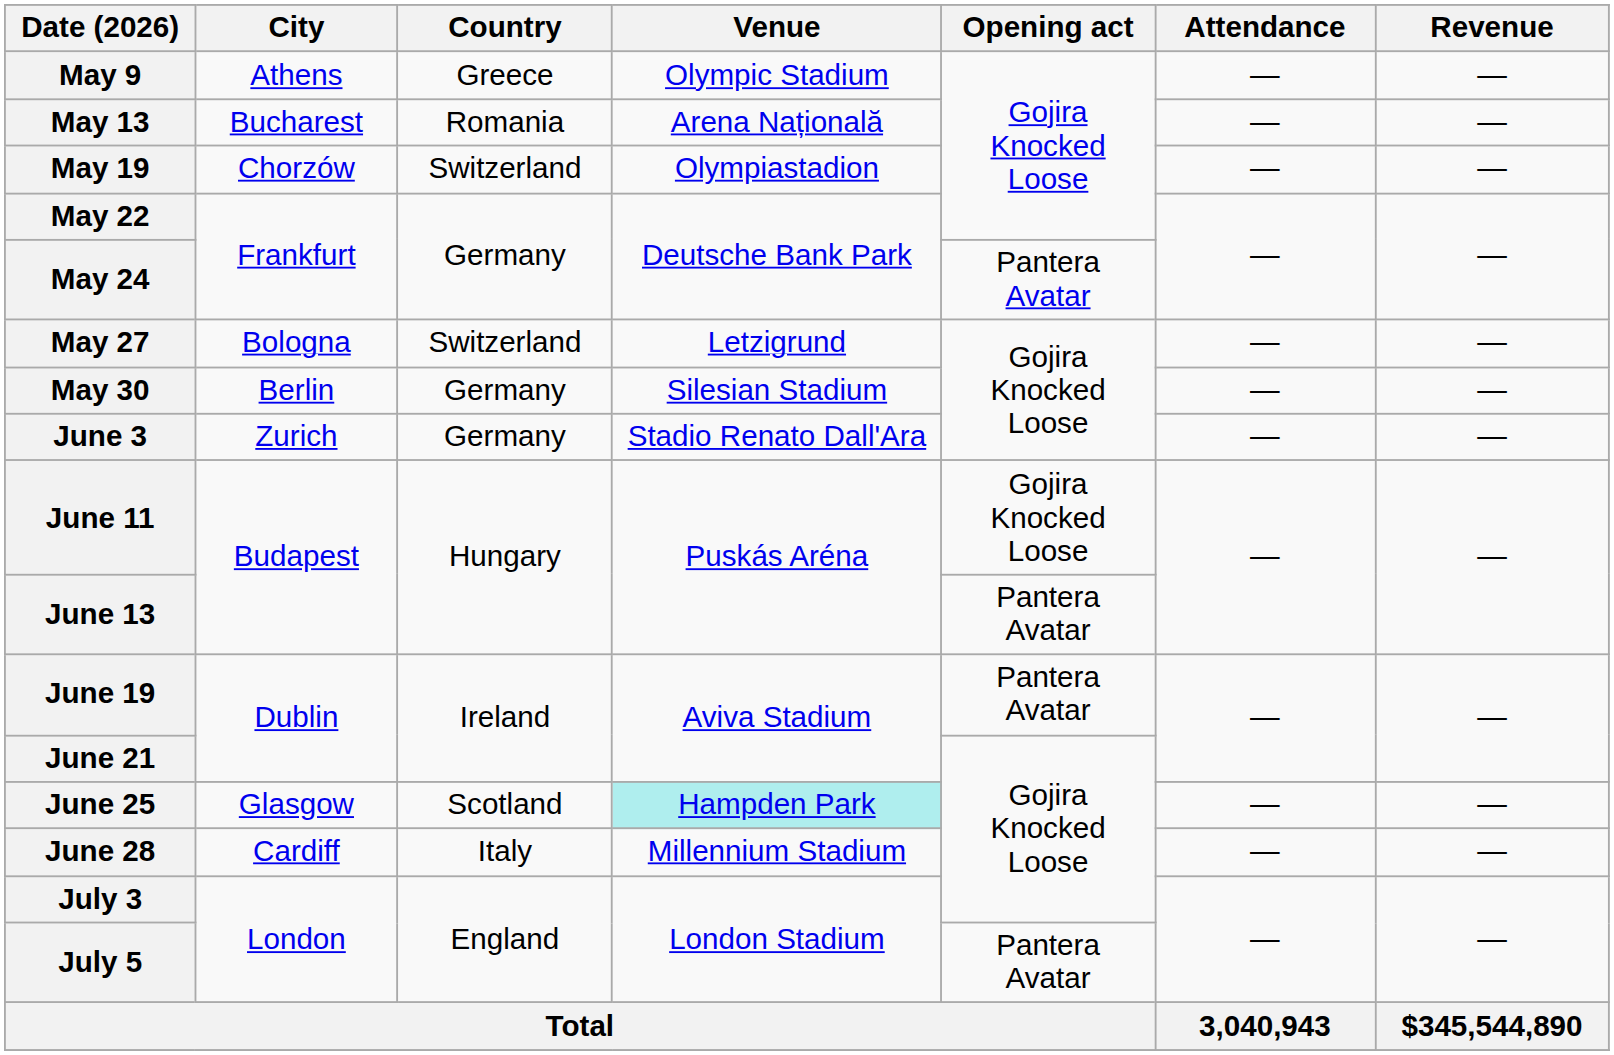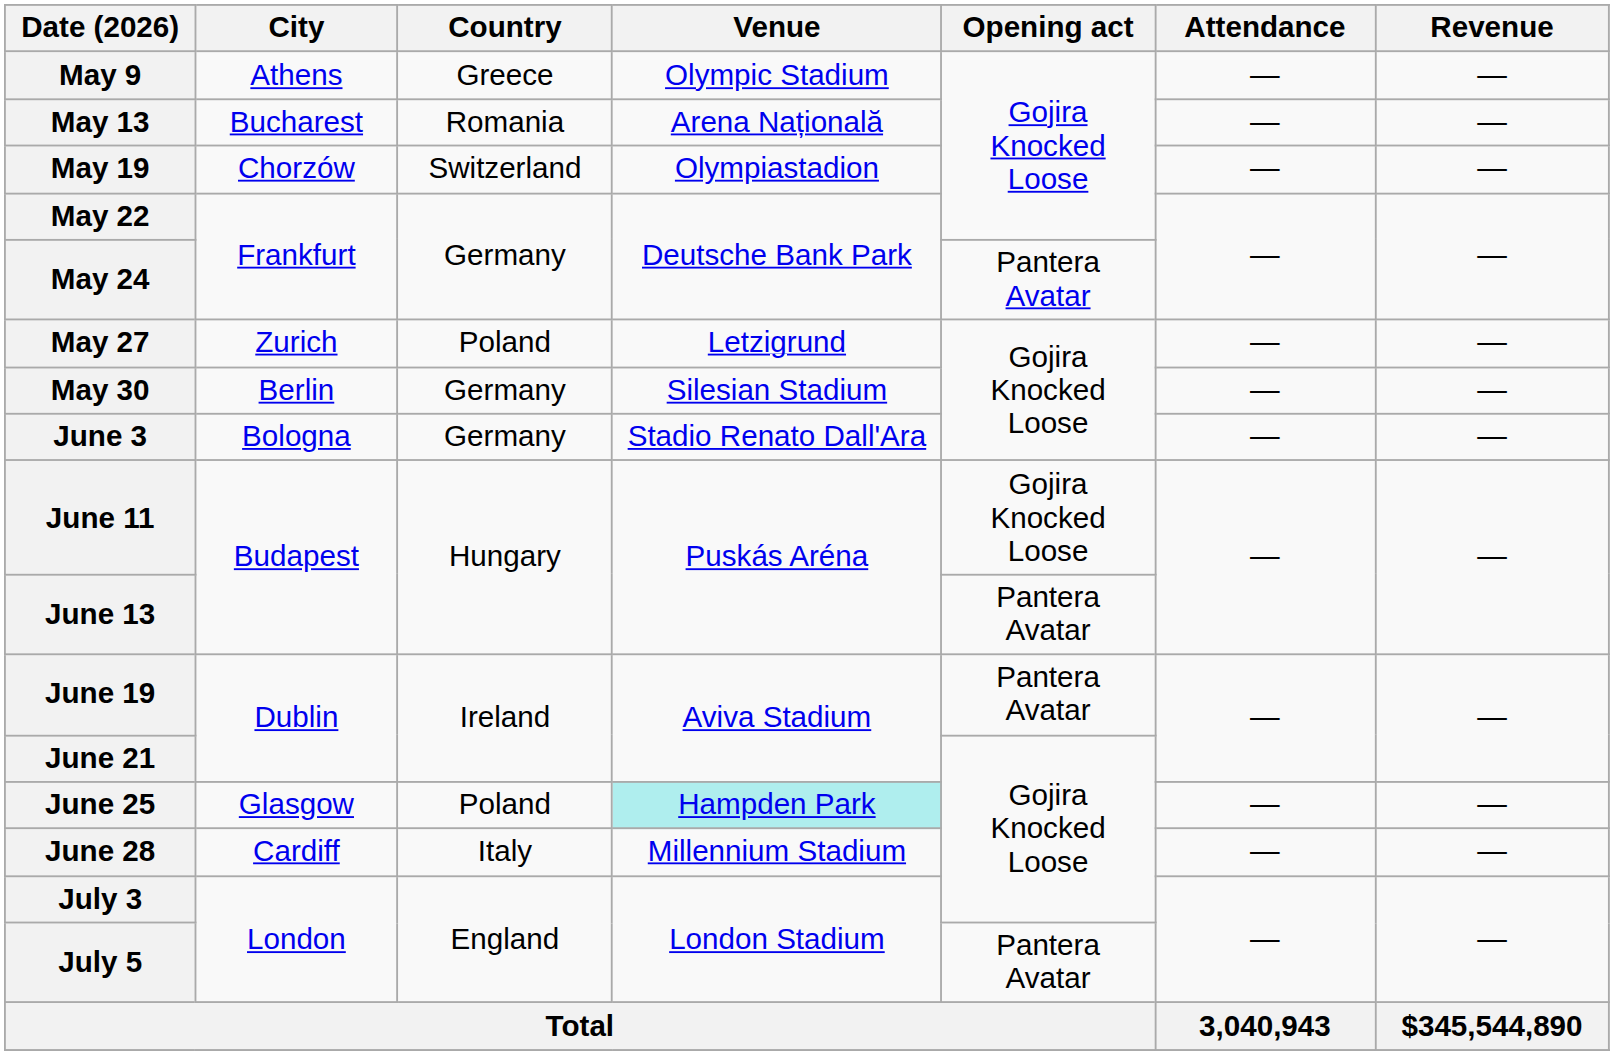(296, 342) Bologna -> (296, 342) Zurich
(505, 342) Switzerland -> (505, 342) Poland
(296, 436) Zurich -> (296, 436) Bologna
(505, 804) Scotland -> (505, 804) Poland
